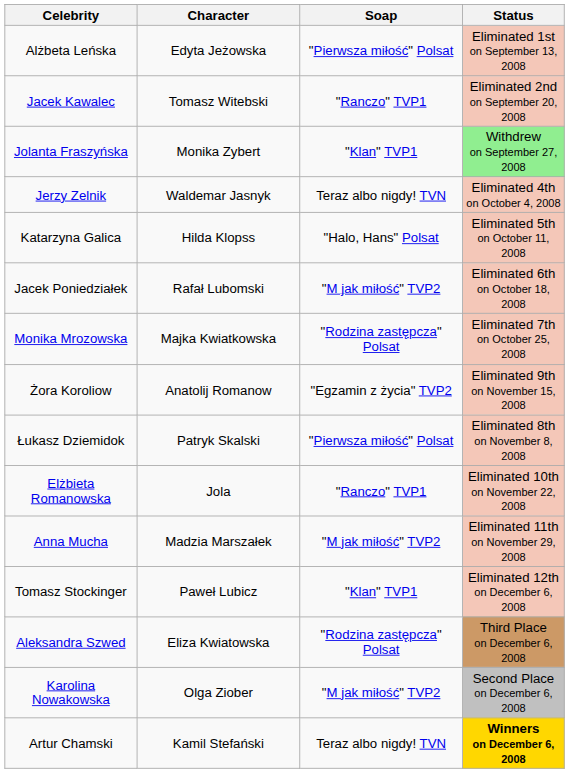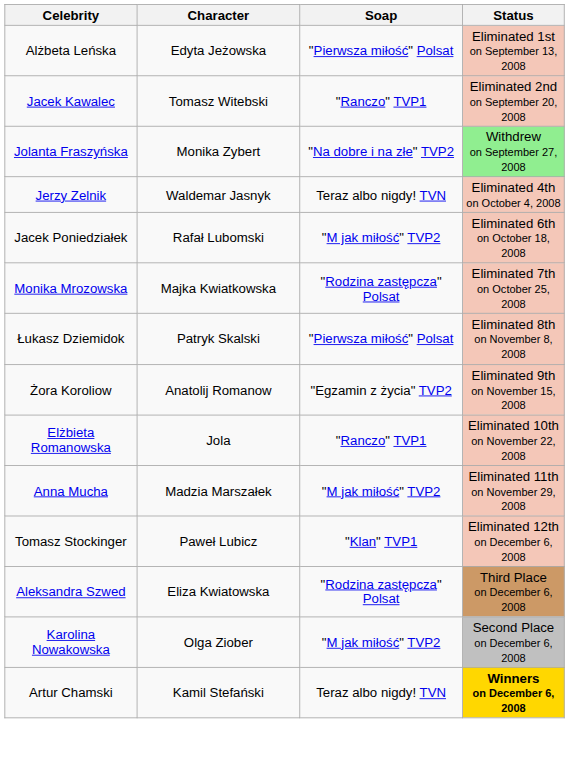(381, 152) "Klan" TVP1 -> (381, 152) "Na dobre i na złe" TVP2
- row: (71, 238)
rows swapped: (71, 440) <-> (71, 389)
